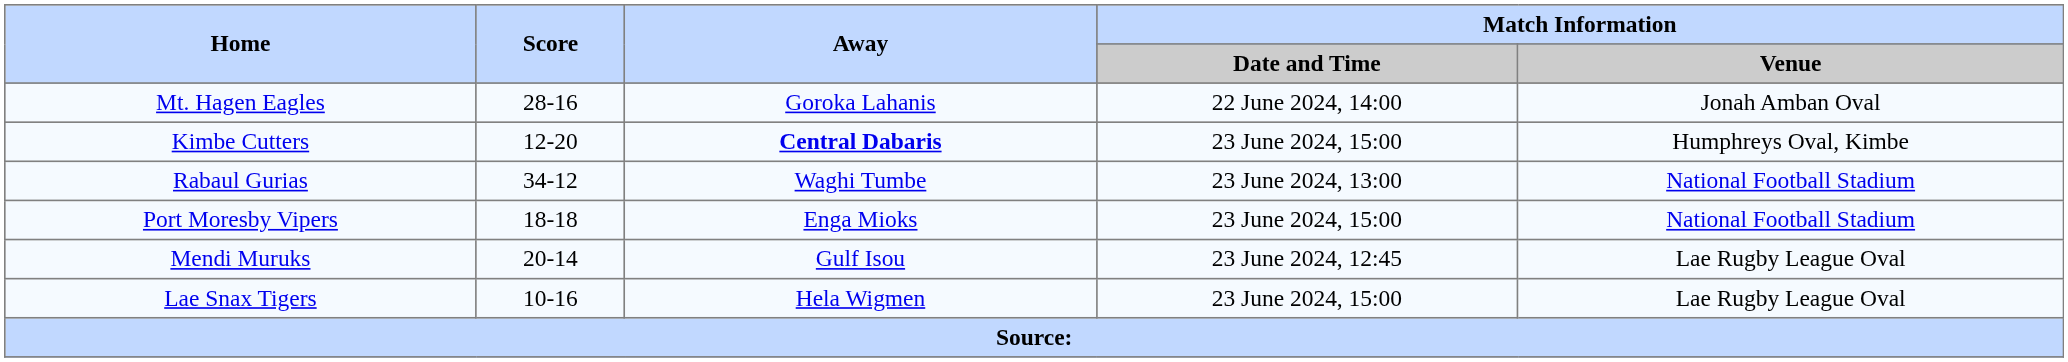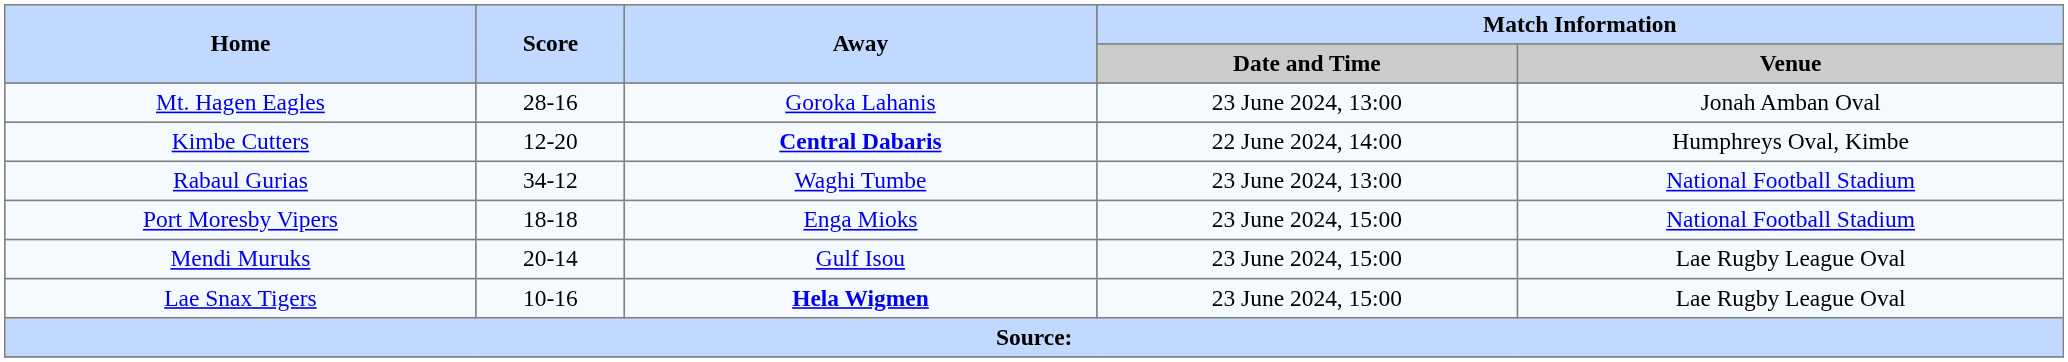(1307, 102) 22 June 2024, 14:00 -> (1307, 102) 23 June 2024, 13:00
(1307, 141) 23 June 2024, 15:00 -> (1307, 141) 22 June 2024, 14:00
(1307, 258) 23 June 2024, 12:45 -> (1307, 258) 23 June 2024, 15:00
(860, 297) normal -> (860, 297) bold
